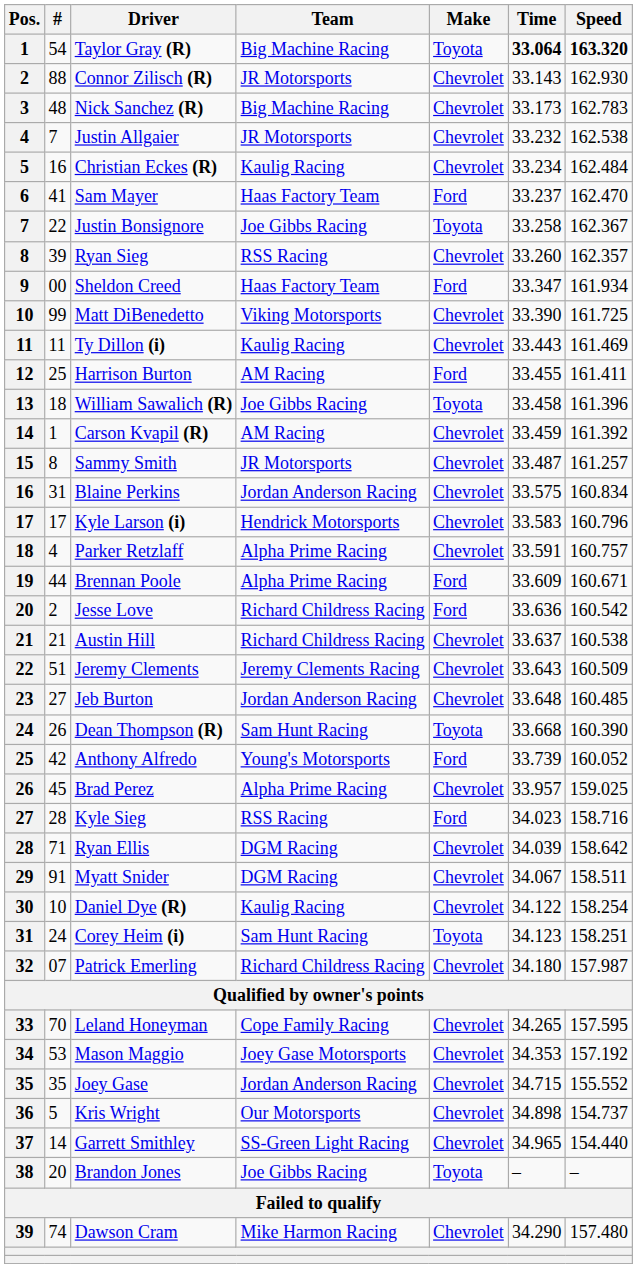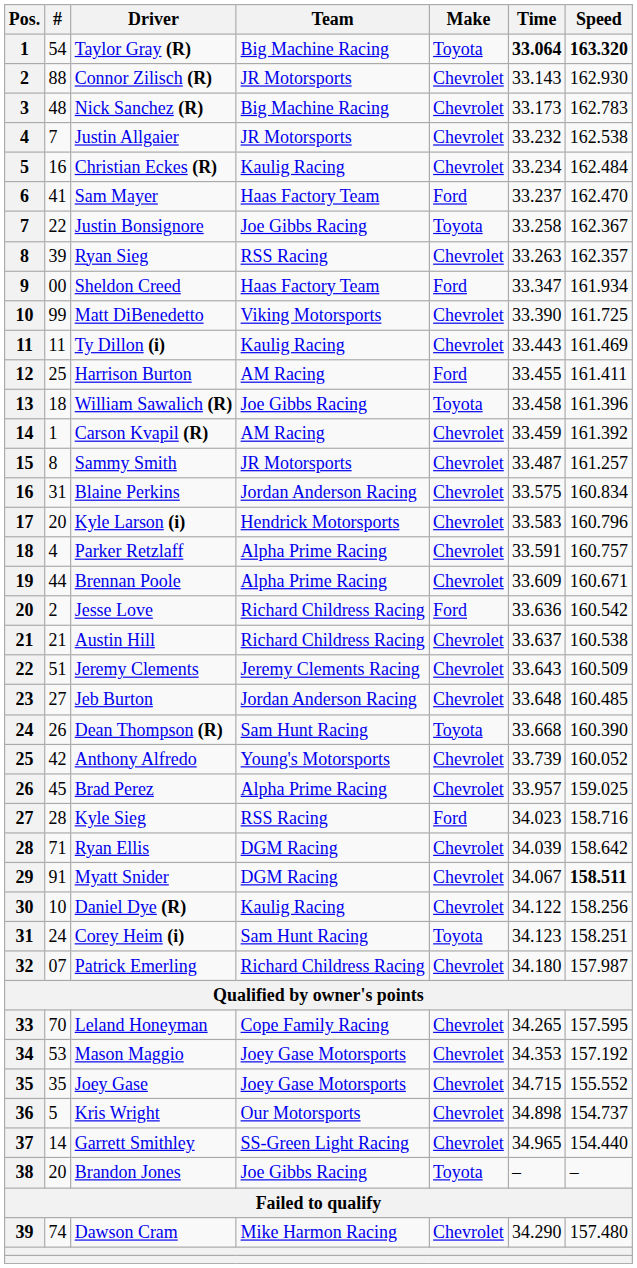(537, 256) 33.260 -> (537, 256) 33.263
(57, 522) 17 -> (57, 522) 20
(450, 581) Ford -> (468, 581) Chevrolet
(450, 758) Ford -> (468, 758) Chevrolet
(599, 877) normal -> (598, 877) bold
(599, 906) 158.254 -> (599, 906) 158.256
(329, 1084) Jordan Anderson Racing -> (323, 1084) Joey Gase Motorsports
